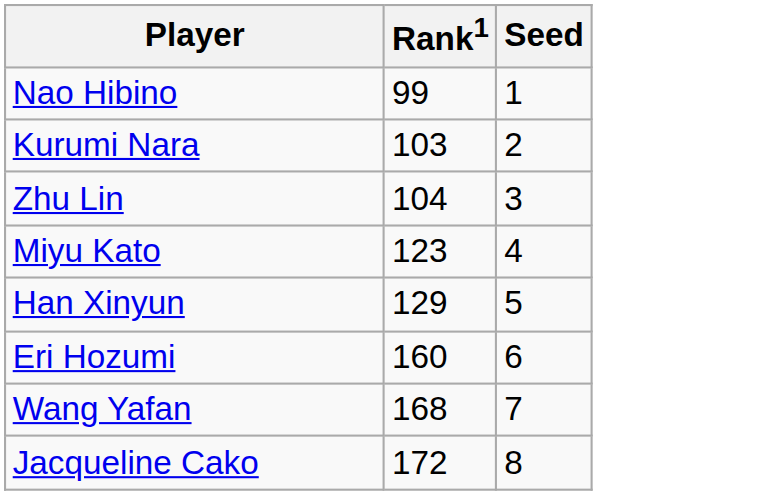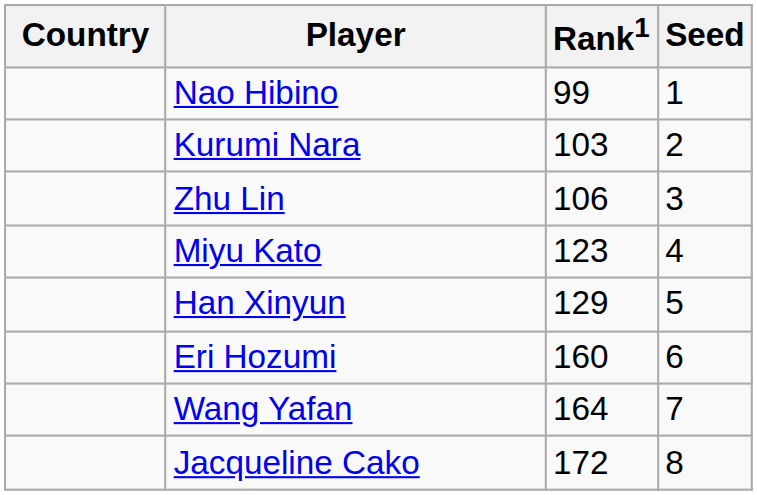+ column: (85, 35)
(420, 198) 104 -> (581, 198) 106
(420, 409) 168 -> (581, 409) 164
